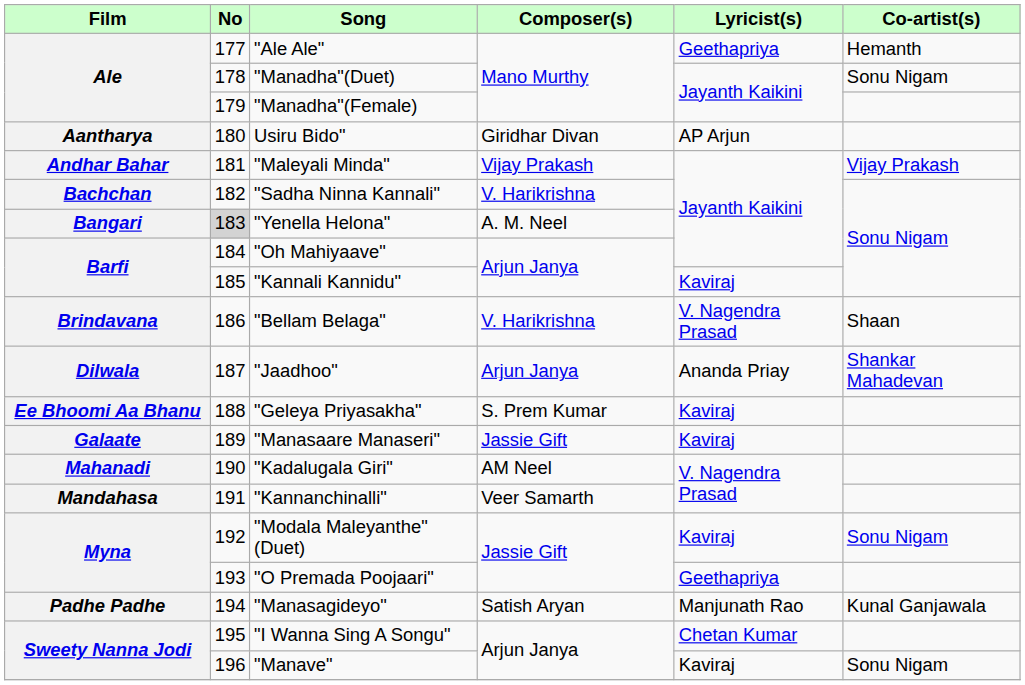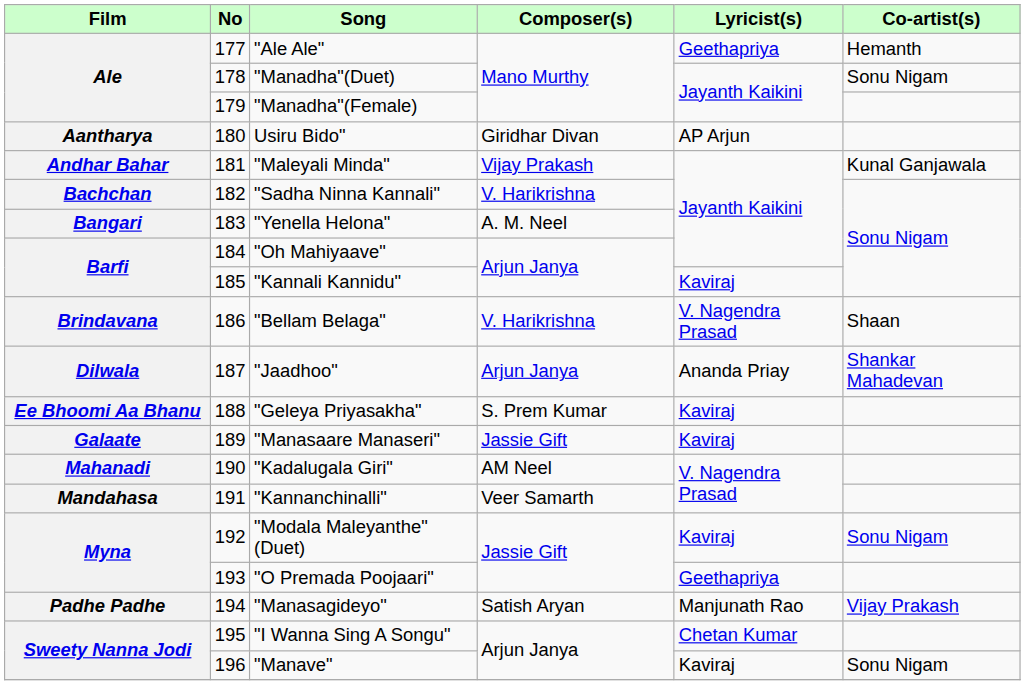(903, 164) Vijay Prakash -> (916, 164) Kunal Ganjawala
(230, 223) lightgrey background -> (230, 223) no background
(916, 606) Kunal Ganjawala -> (903, 606) Vijay Prakash
